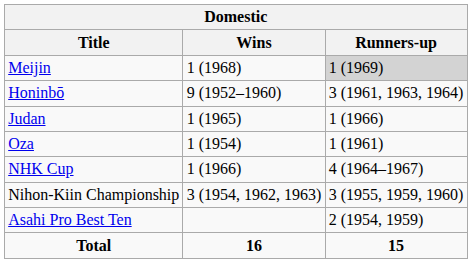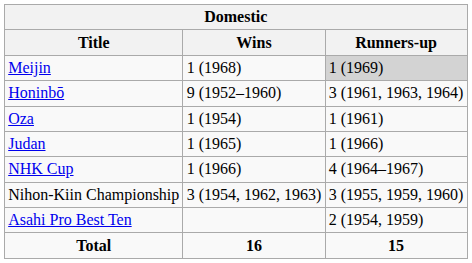rows swapped: (21, 144) <-> (27, 118)
